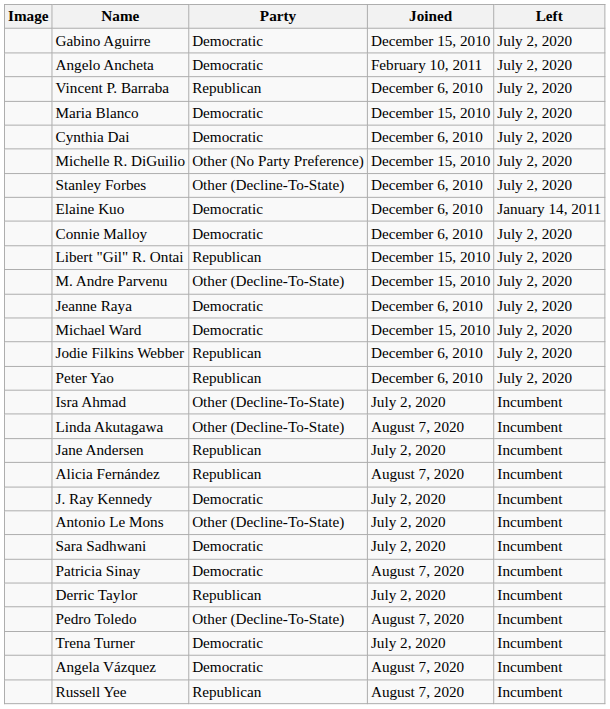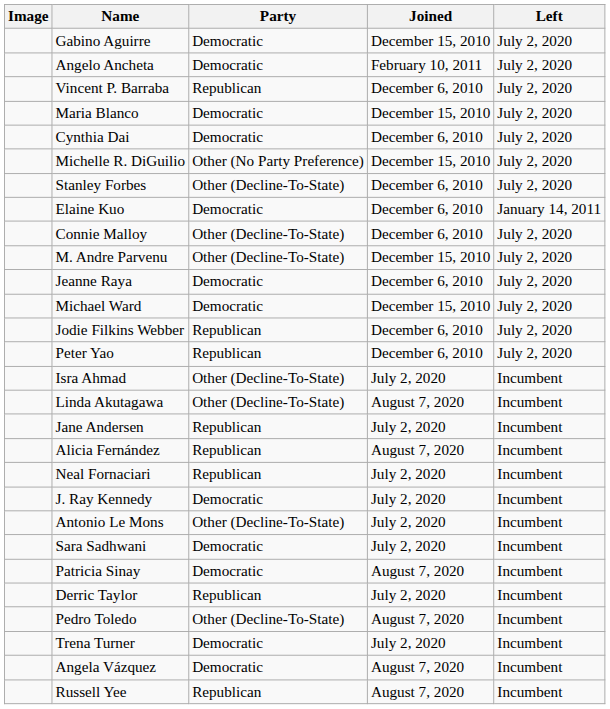(228, 233) Democratic -> (268, 233) Other (Decline-To-State)
- row: (120, 257)
+ row: (103, 474)
